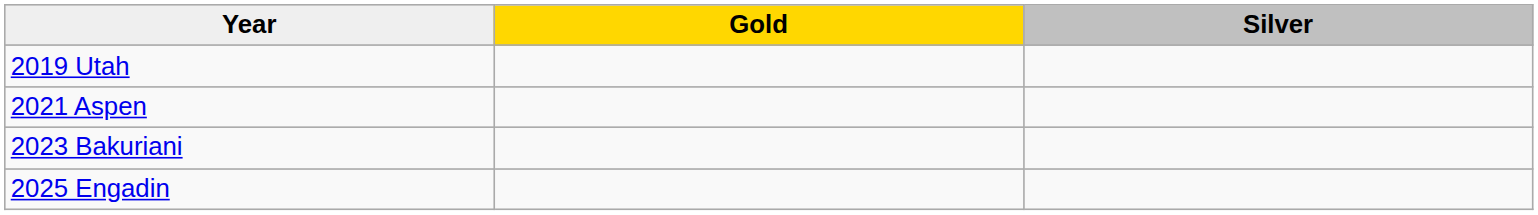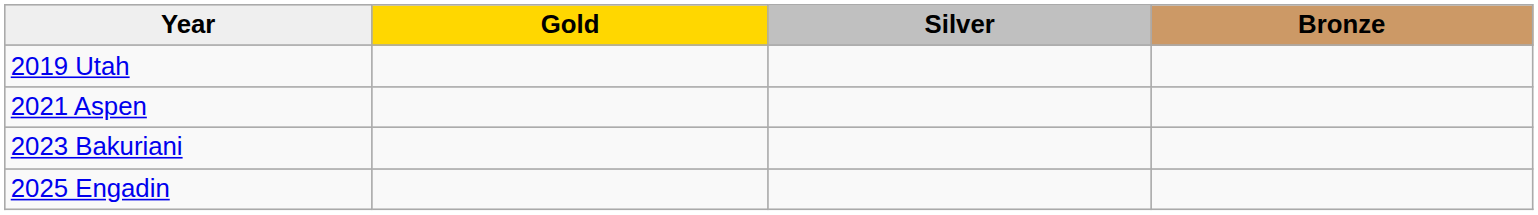+ column: (1342, 24)
